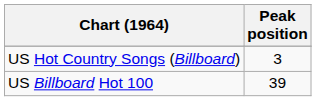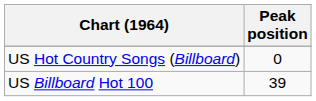(277, 58) 3 -> (277, 58) 0
